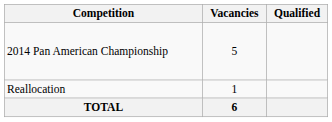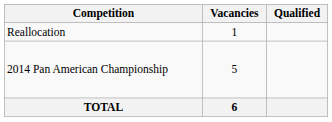rows swapped: (87, 51) <-> (36, 89)
